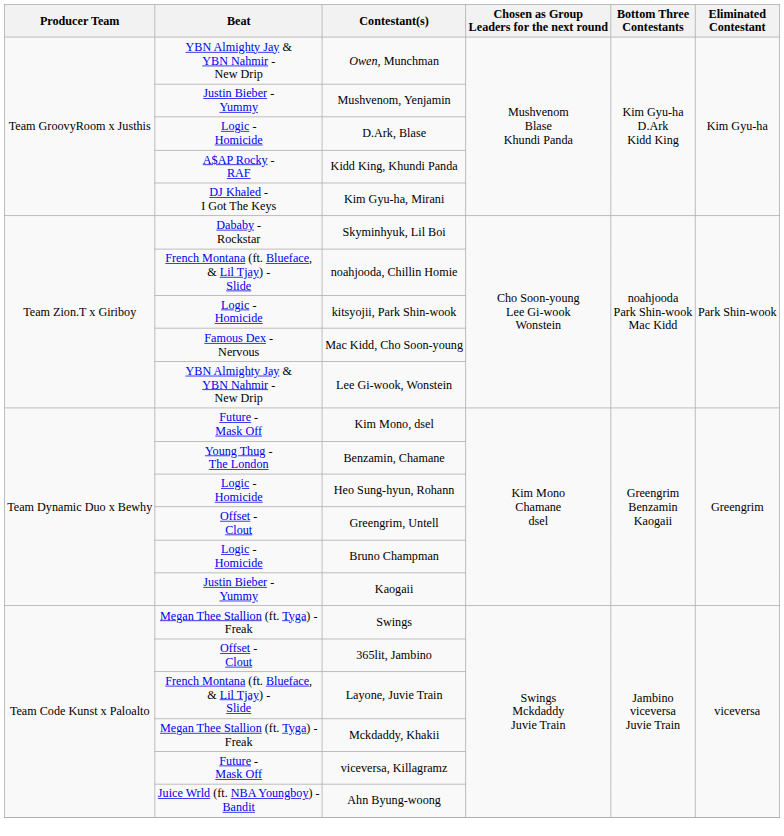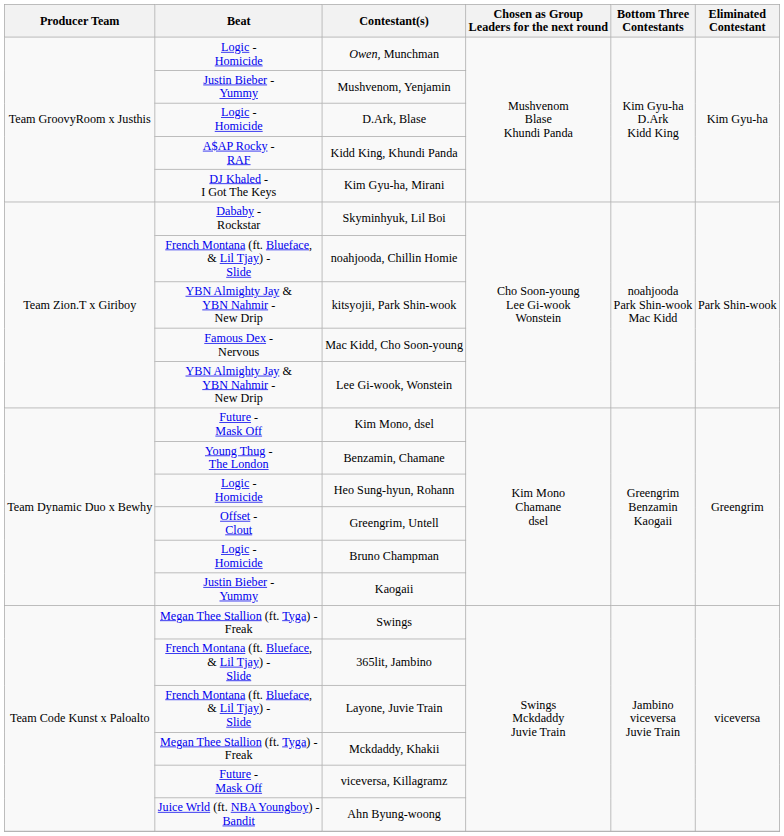(239, 60) YBN Almighty Jay & YBN Nahmir - New Drip -> (239, 53) Logic - Homicide
(239, 312) Logic - Homicide -> (239, 305) YBN Almighty Jay & YBN Nahmir - New Drip
(239, 655) Offset - Clout -> (239, 662) French Montana (ft. Blueface, & Lil Tjay) - Slide
